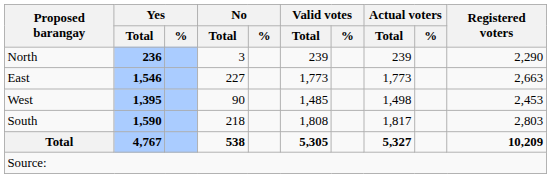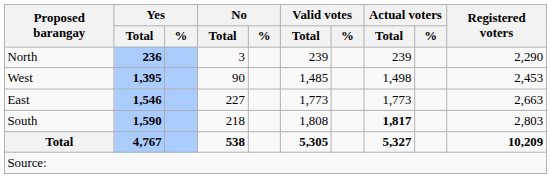rows swapped: (18, 78) <-> (20, 100)
(397, 121) normal -> (397, 121) bold
